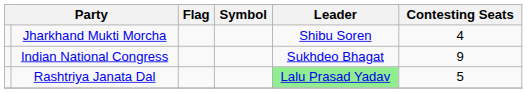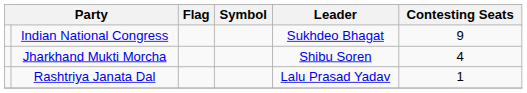rows swapped: (95, 56) <-> (95, 35)
(335, 77) lightgreen background -> (335, 77) no background
(460, 77) 5 -> (460, 77) 1
